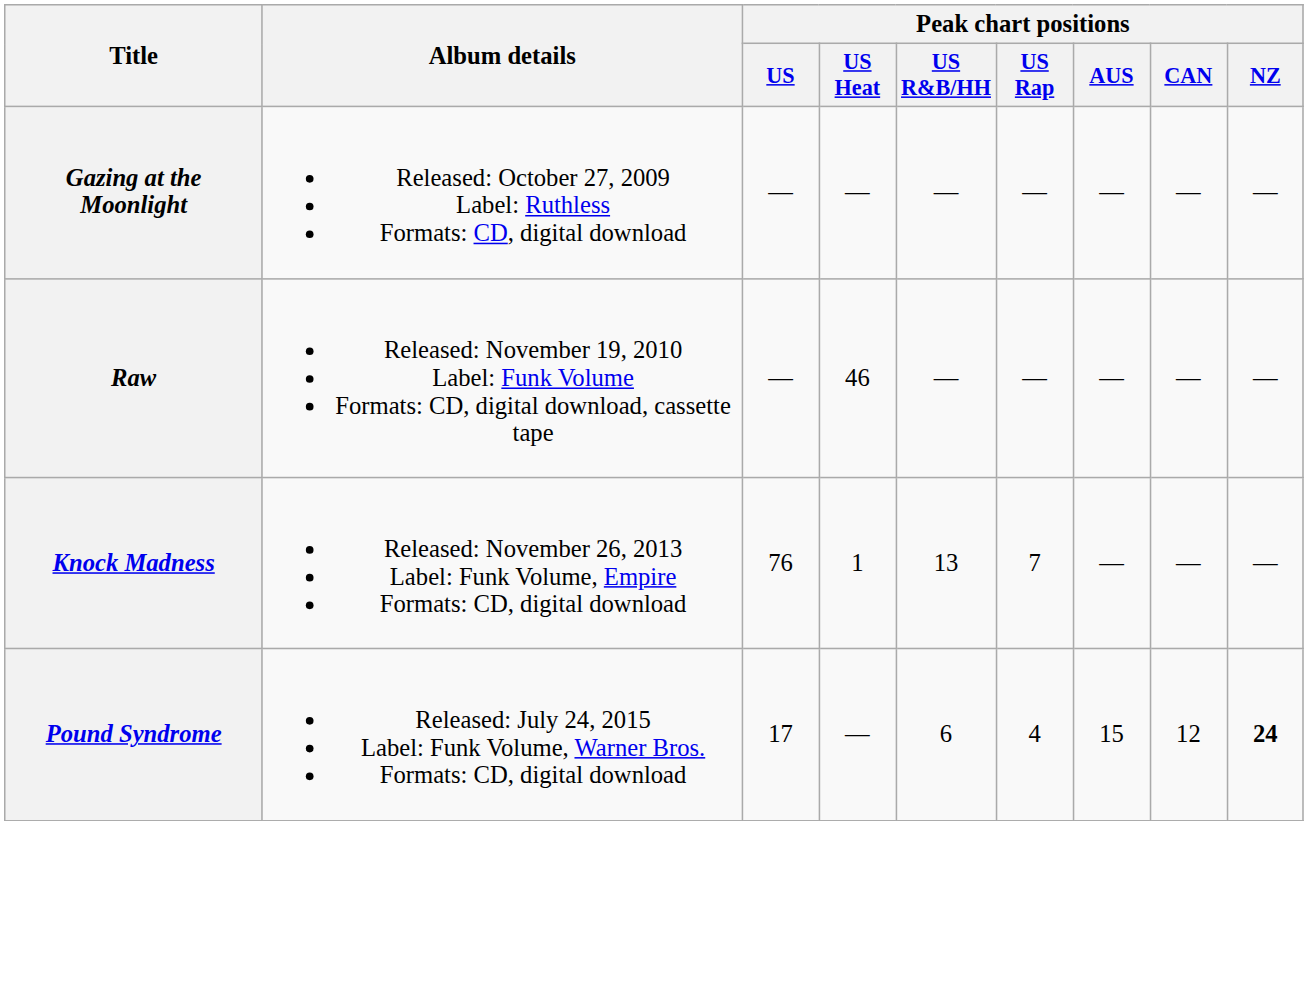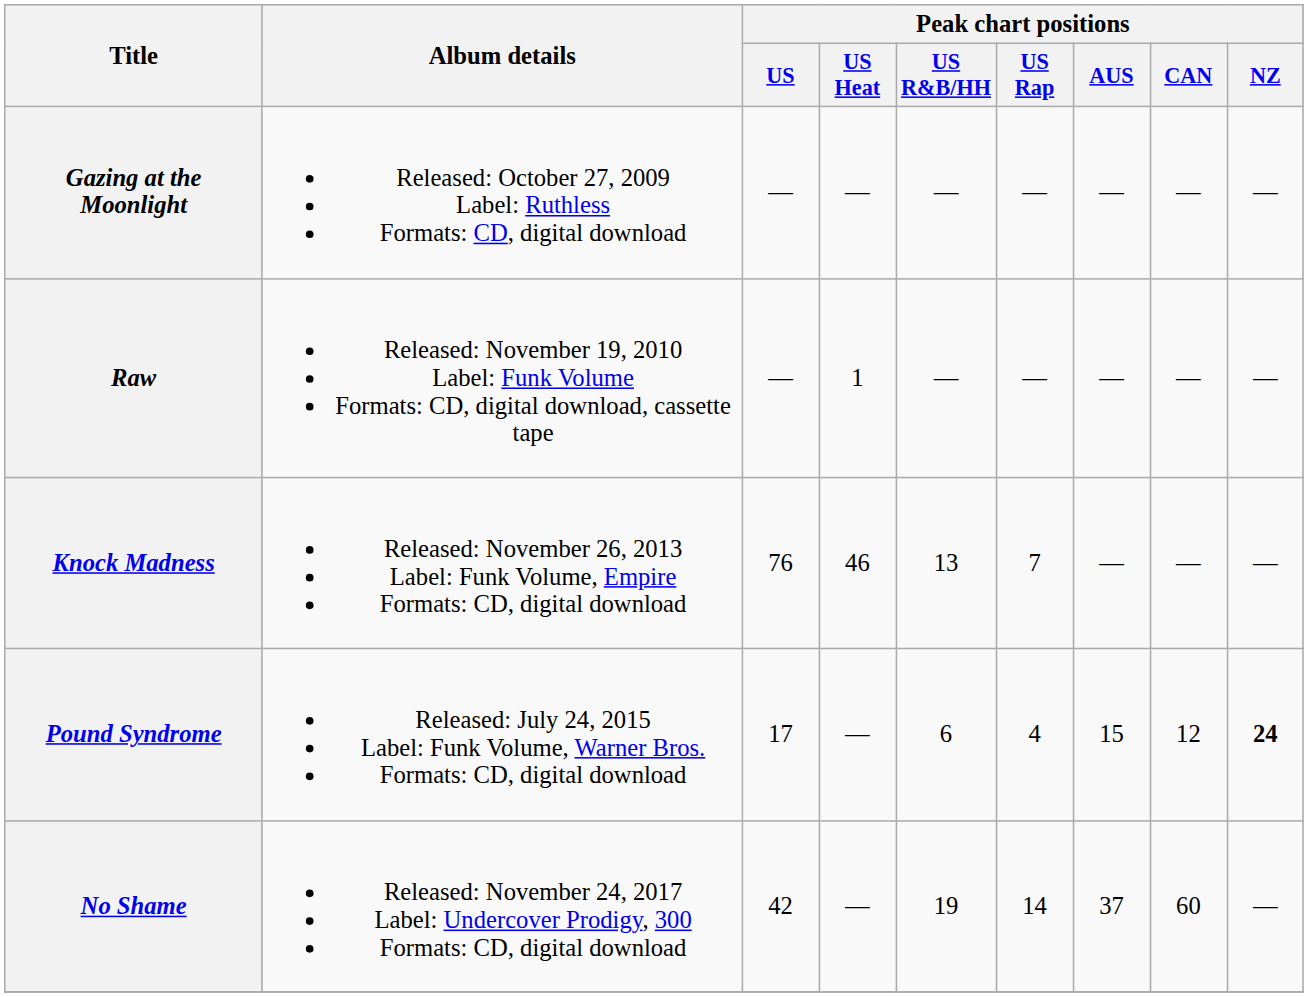(857, 377) 46 -> (857, 377) 1
(857, 562) 1 -> (857, 562) 46
+ row: (134, 905)
